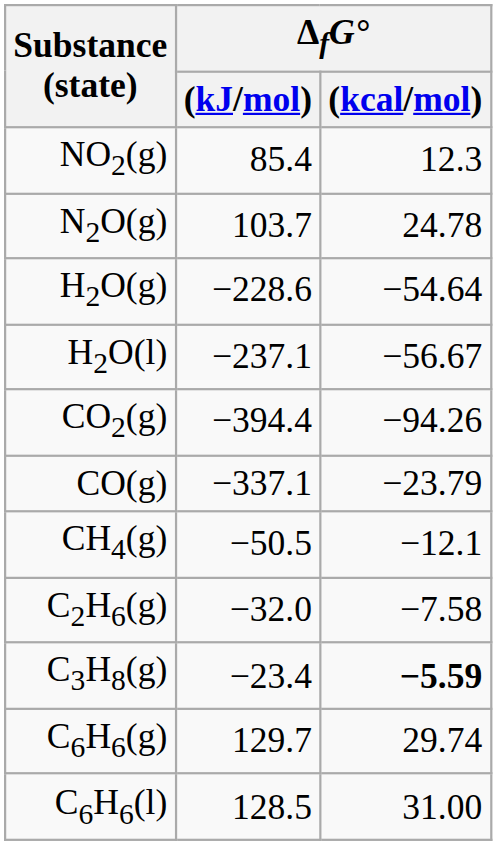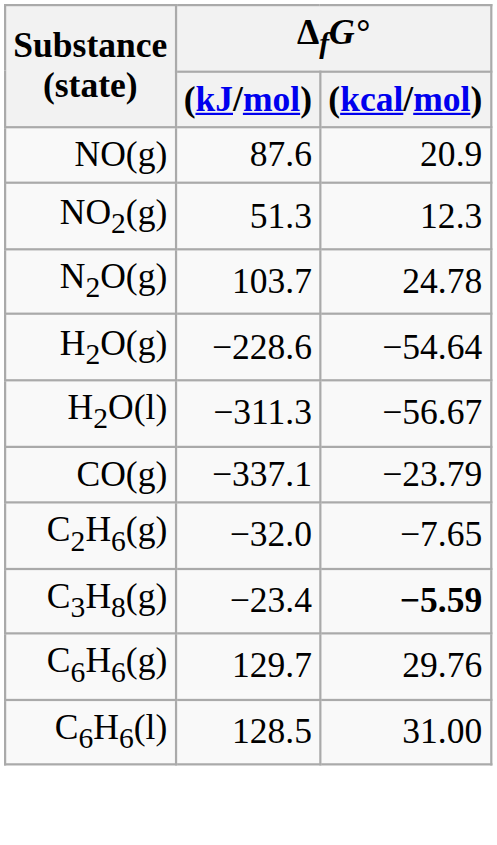+ row: (121, 154)
(281, 159) 85.4 -> (281, 215) 51.3
(262, 356) −237.1 -> (263, 412) −311.3
- row: (114, 421)
- row: (114, 543)
(441, 609) −7.58 -> (441, 534) −7.65
(442, 740) 29.74 -> (442, 665) 29.76
